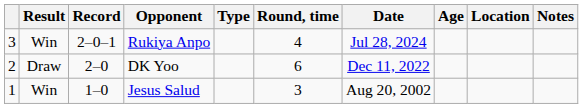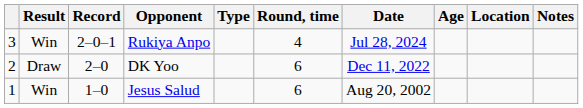(298, 90) 3 -> (298, 90) 6
